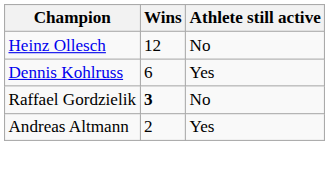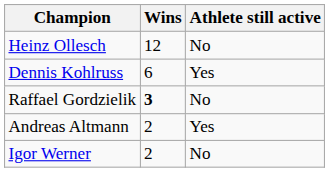+ row: (50, 153)
